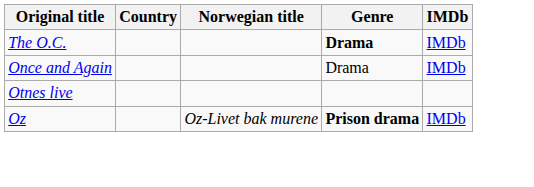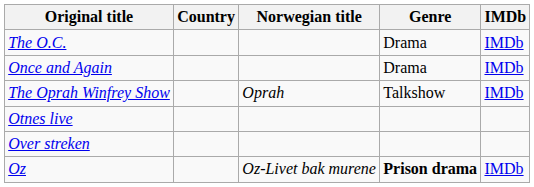(349, 42) bold -> (405, 42) normal
+ row: (89, 93)
+ row: (49, 144)
